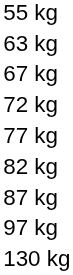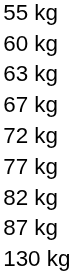+ row: (31, 43)
- row: (31, 228)
